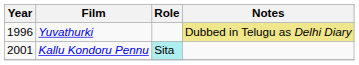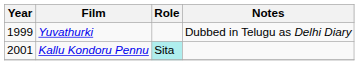(20, 32) 1996 -> (20, 32) 1999
(268, 32) khaki background -> (268, 32) no background
